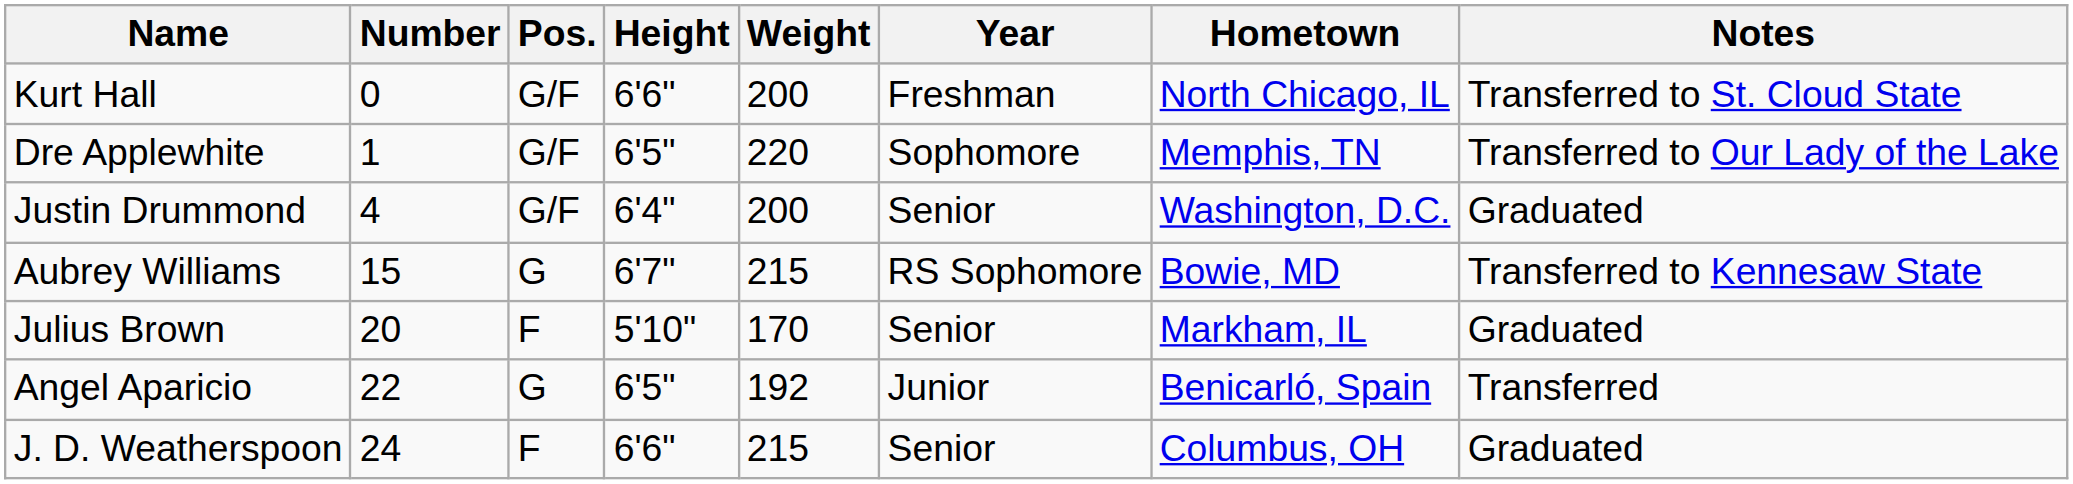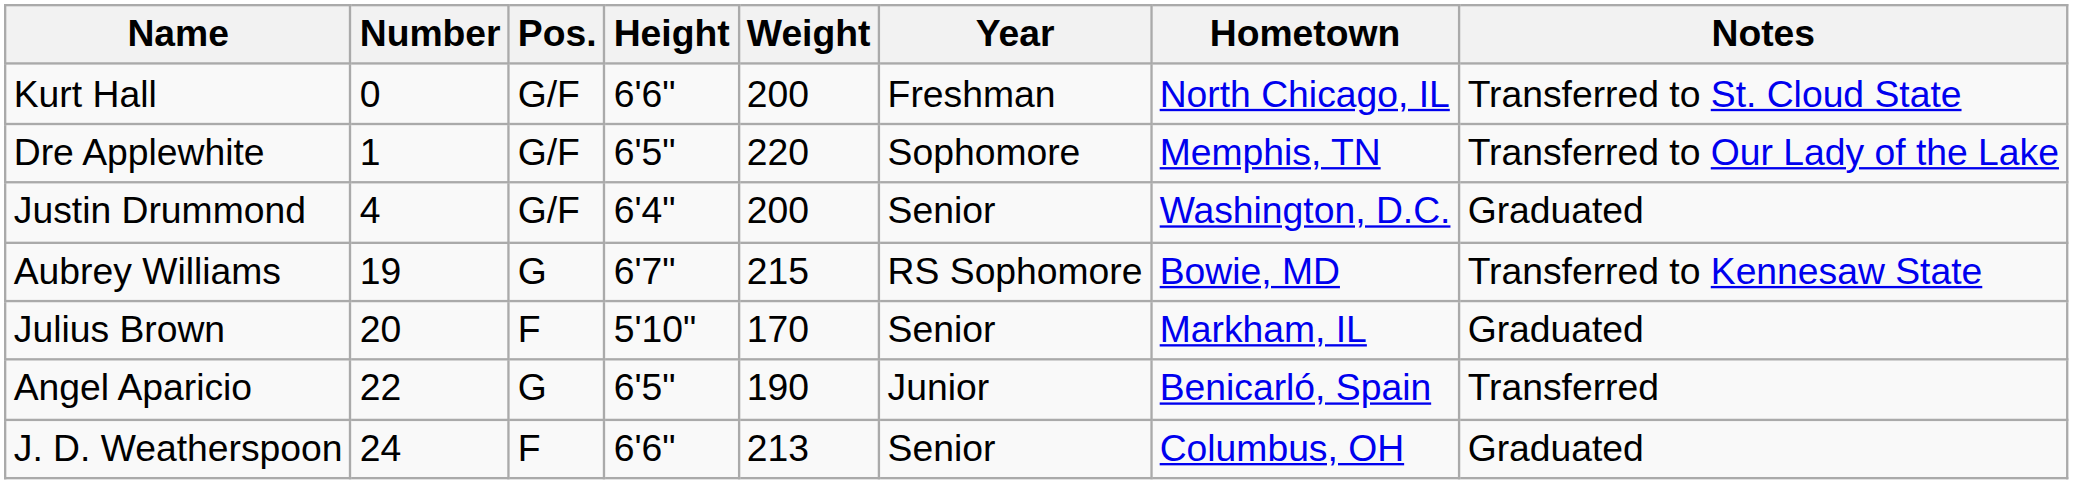(380, 270) 15 -> (380, 270) 19
(778, 388) 192 -> (778, 388) 190
(778, 447) 215 -> (778, 447) 213
